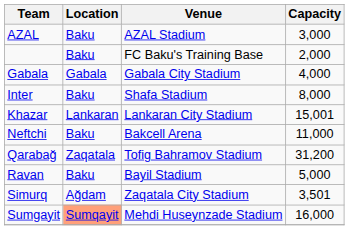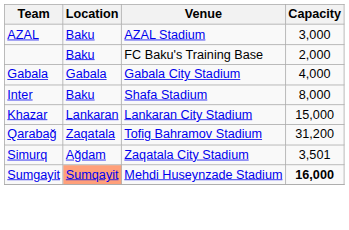(315, 114) 15,001 -> (315, 114) 15,000
- row: (27, 134)
- row: (26, 174)
(315, 214) normal -> (315, 174) bold
